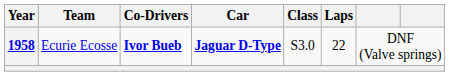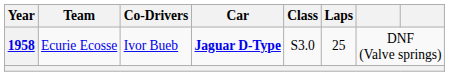(153, 46) bold -> (151, 46) normal
(339, 46) 22 -> (339, 46) 25
